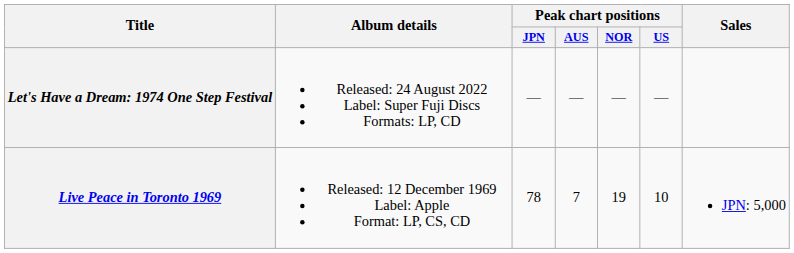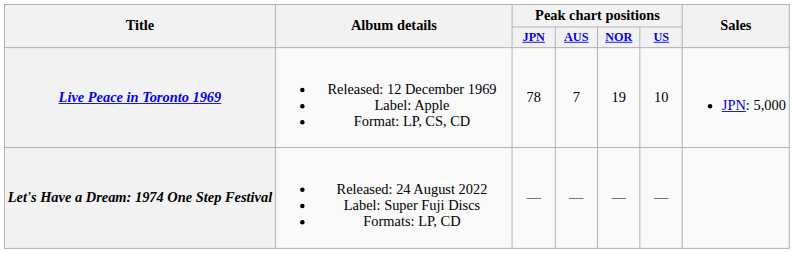rows swapped: (140, 197) <-> (140, 97)
